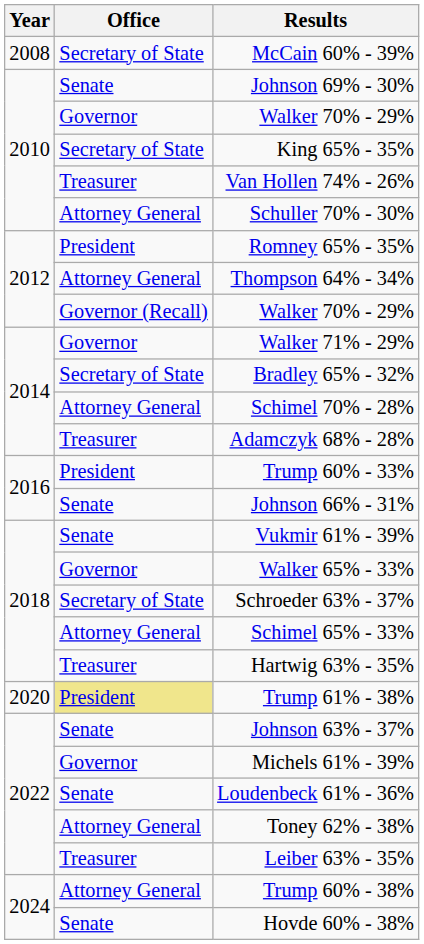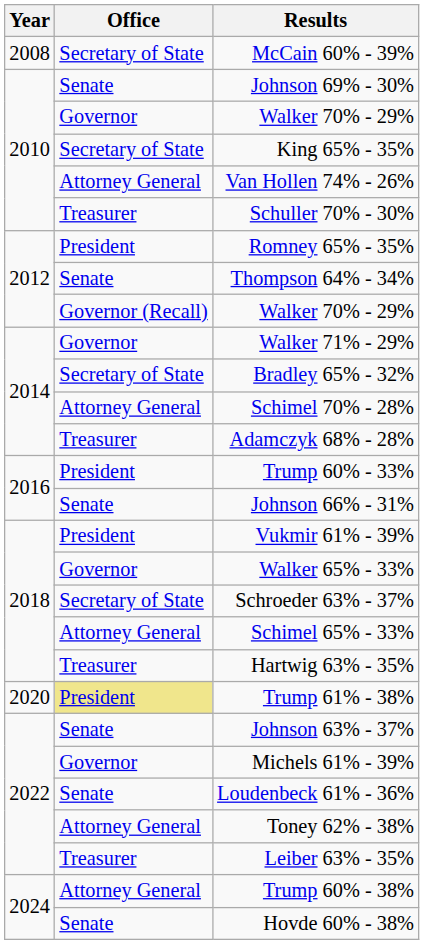(98, 181) Treasurer -> (130, 181) Attorney General
(130, 213) Attorney General -> (98, 213) Treasurer
(130, 278) Attorney General -> (86, 278) Senate
(86, 536) Senate -> (97, 536) President
